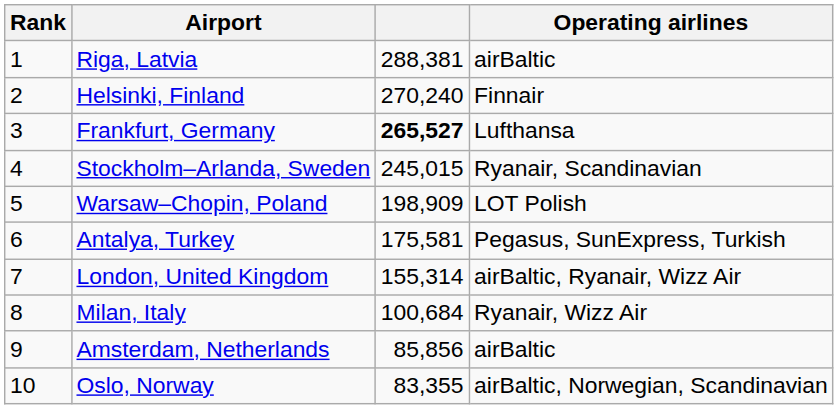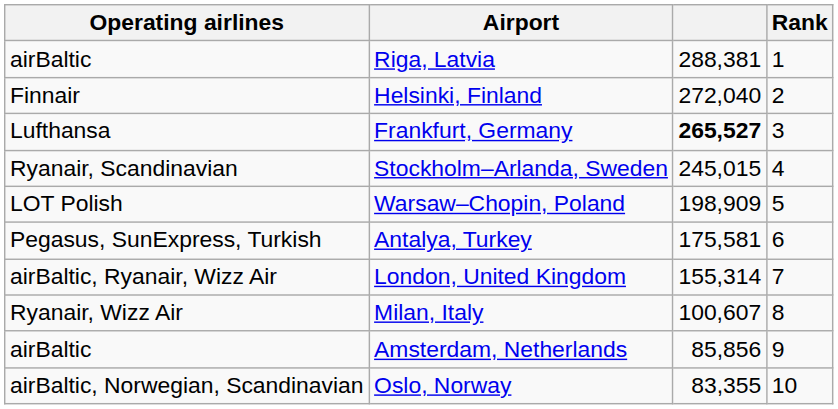columns swapped: (38, 22) <-> (651, 22)
(422, 95) 270,240 -> (720, 95) 272,040
(422, 312) 100,684 -> (720, 312) 100,607
